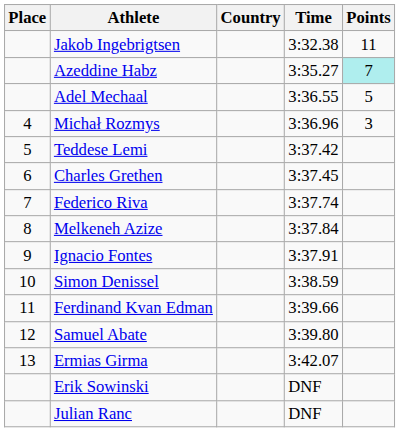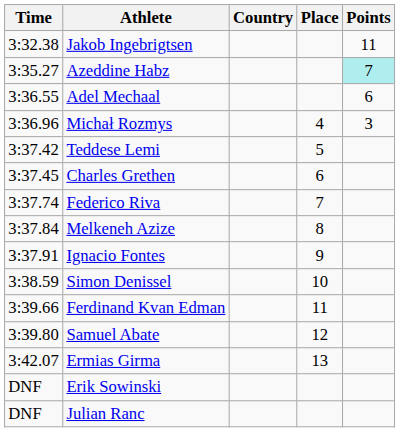columns swapped: (27, 17) <-> (314, 17)
(369, 96) 5 -> (369, 96) 6
